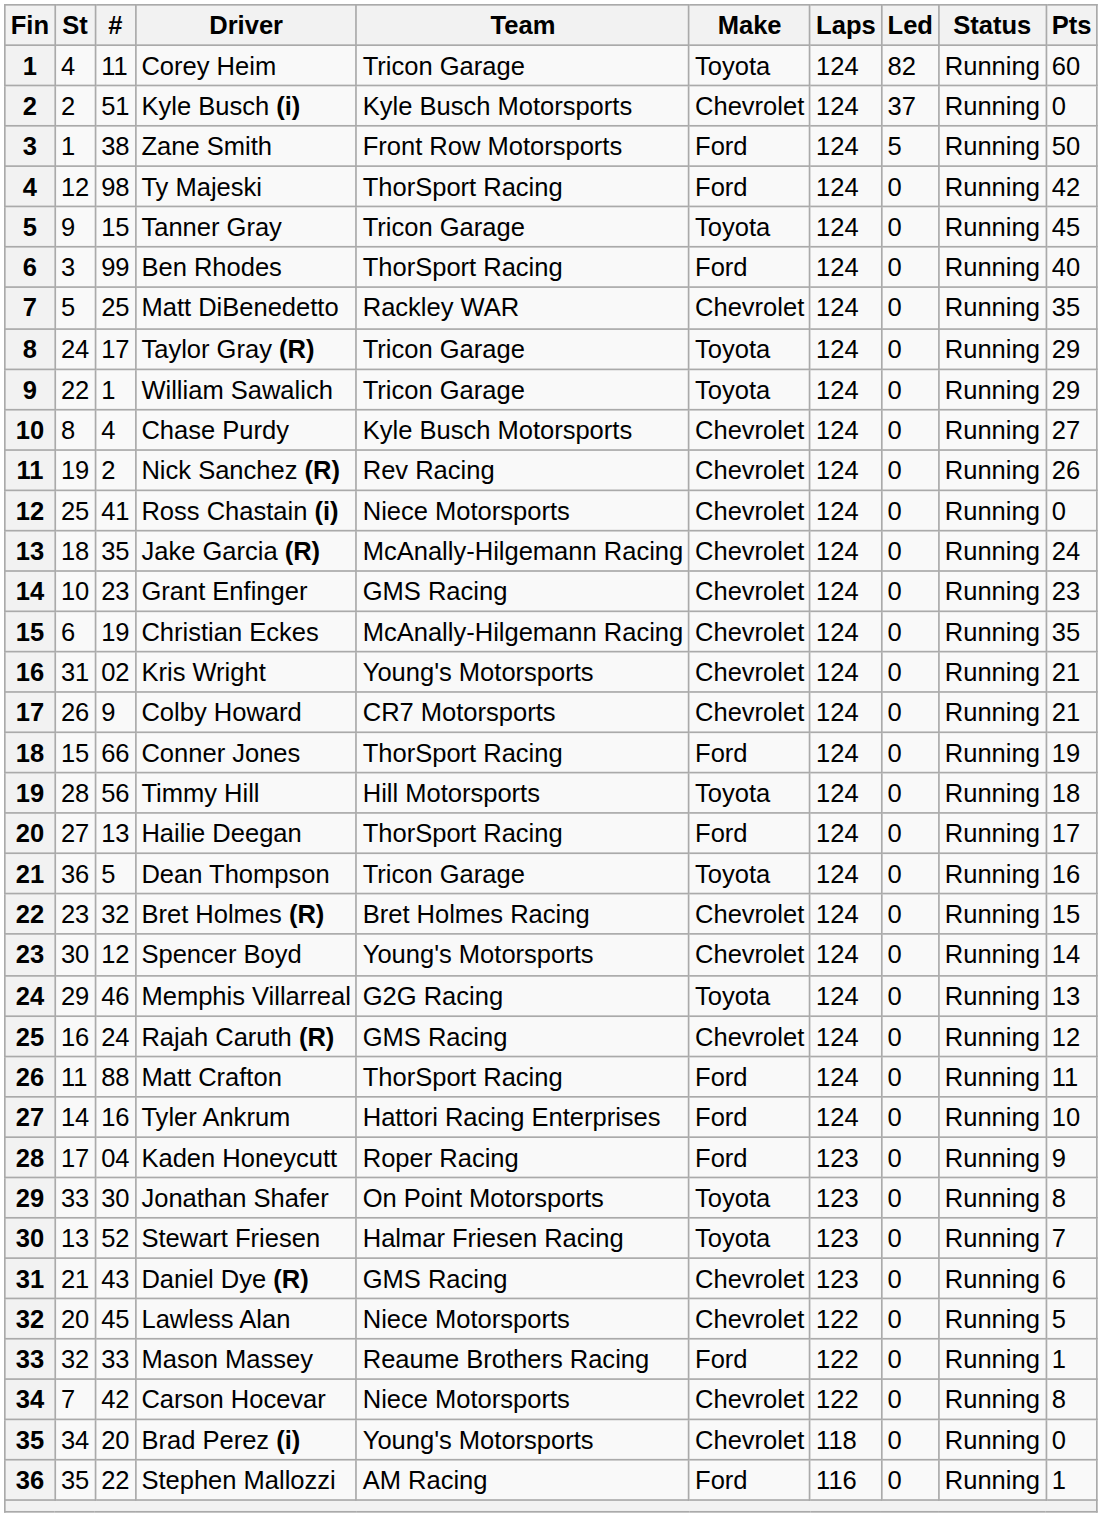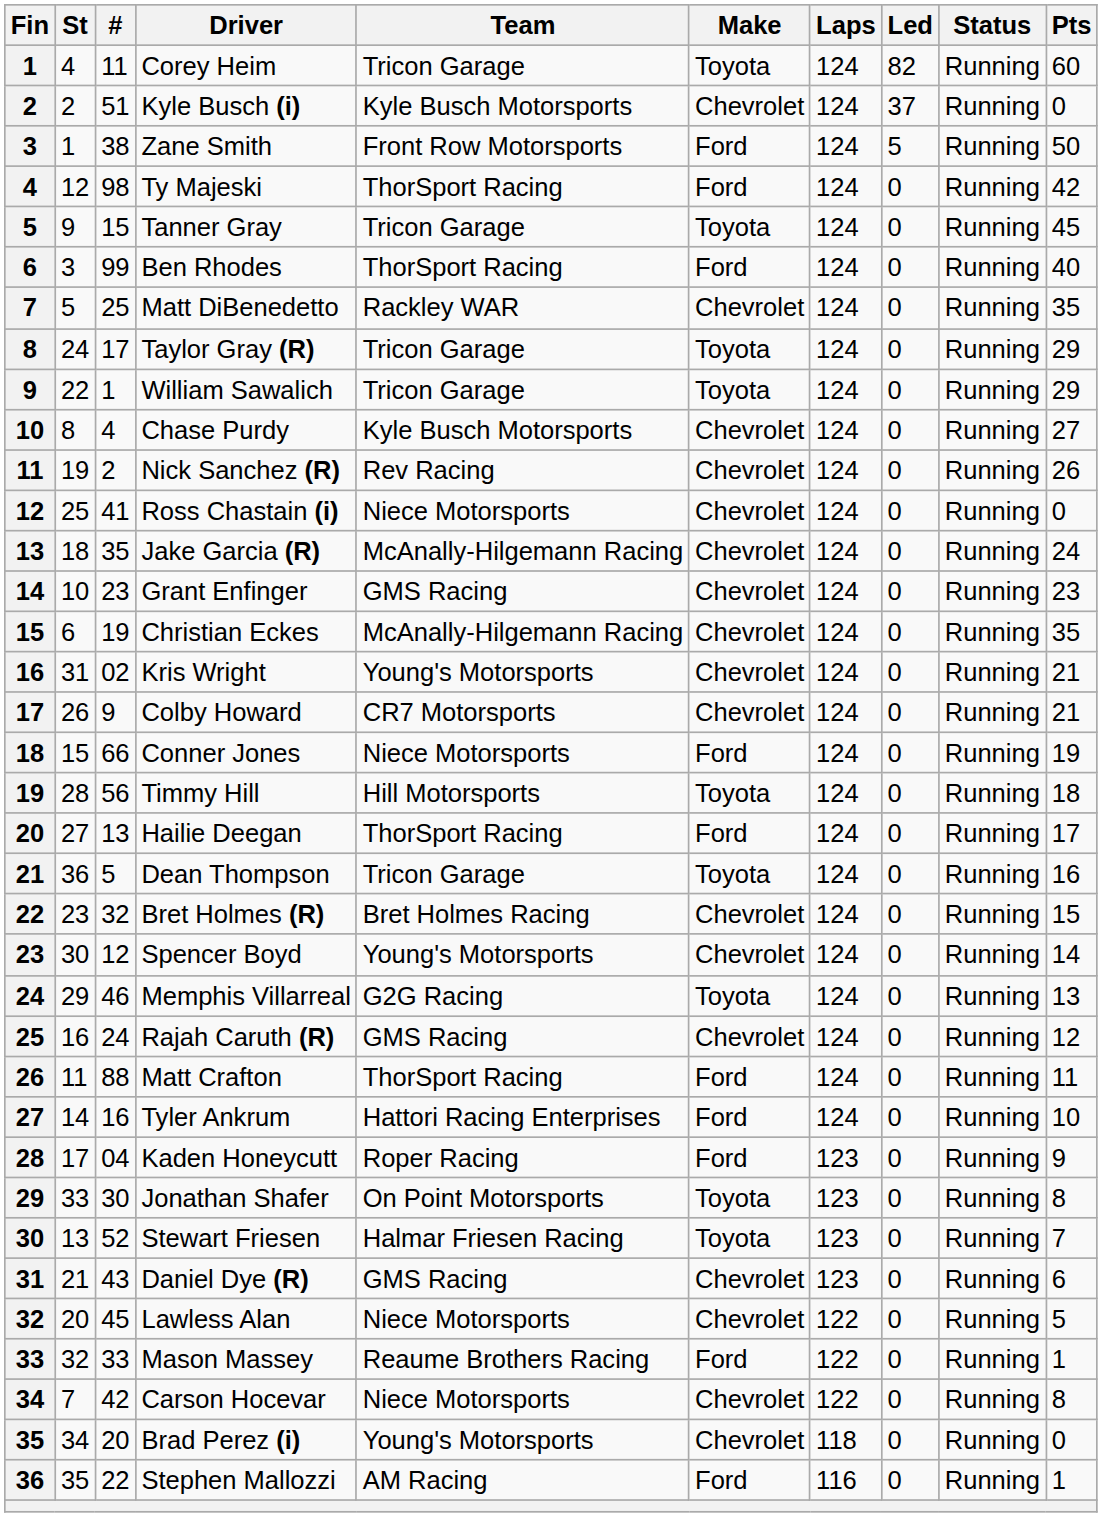(463, 753) ThorSport Racing -> (466, 753) Niece Motorsports
